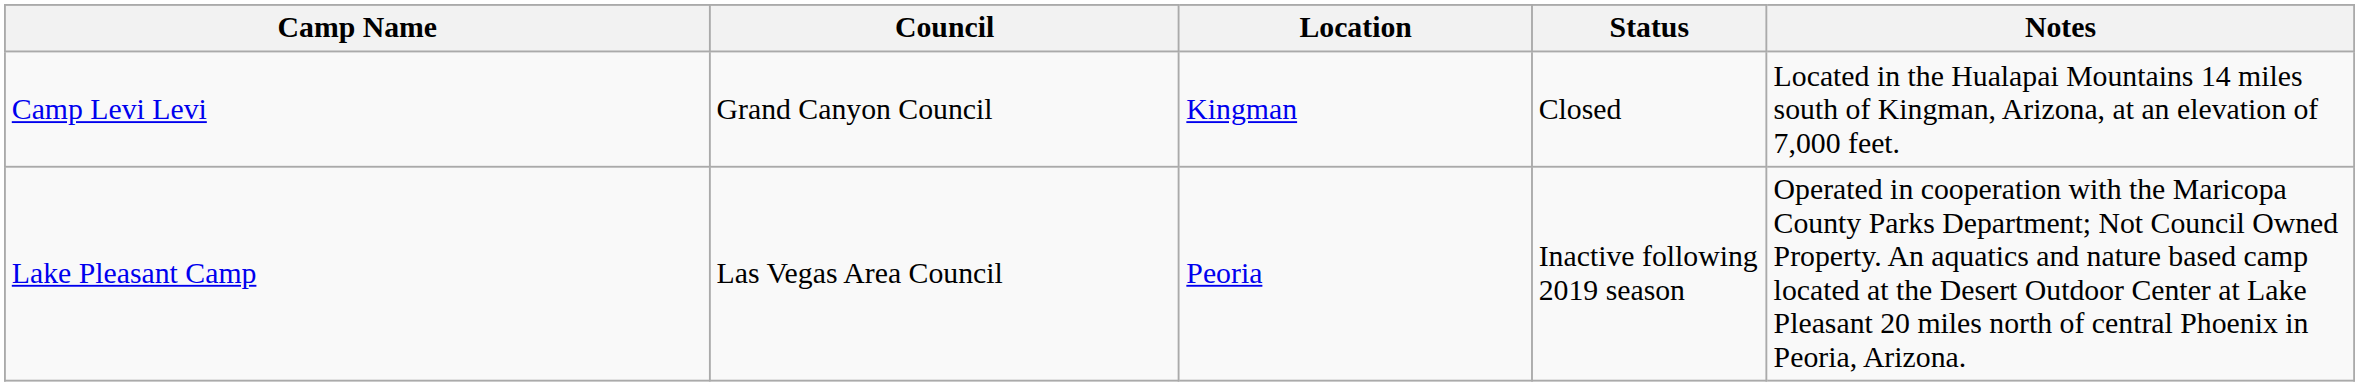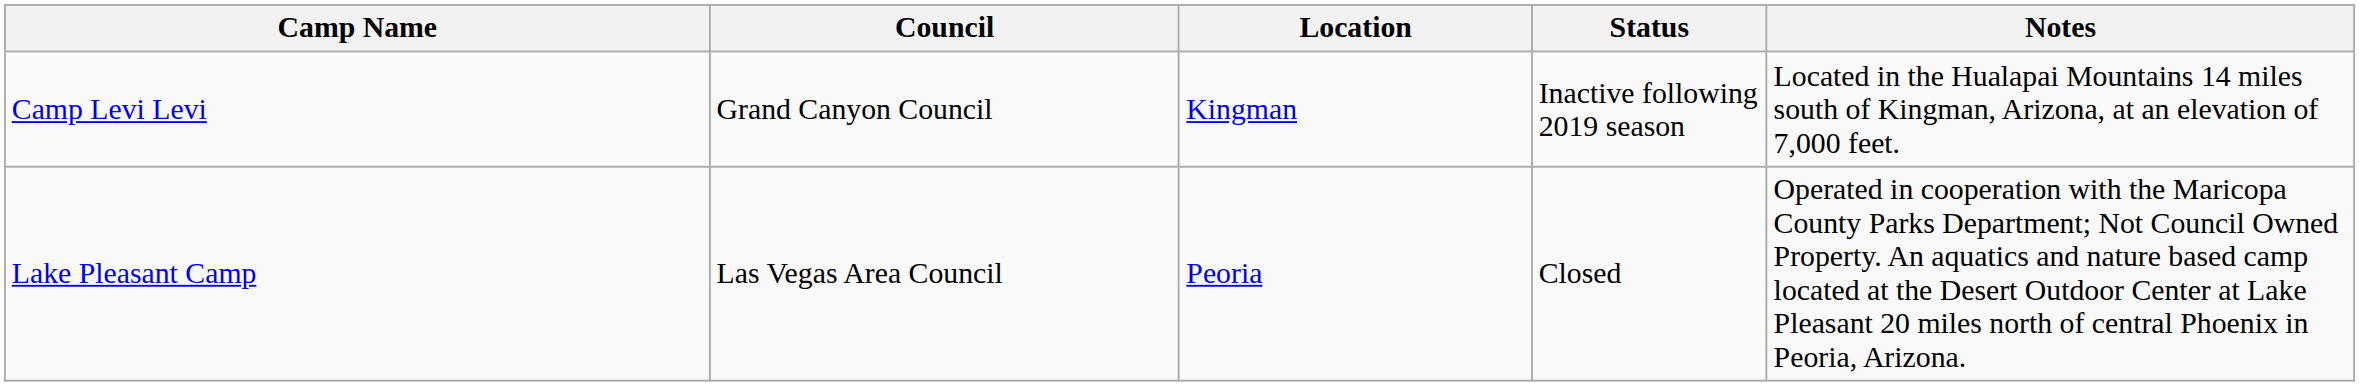(1580, 108) Closed -> (1648, 108) Inactive following 2019 season
(1648, 273) Inactive following 2019 season -> (1580, 273) Closed
